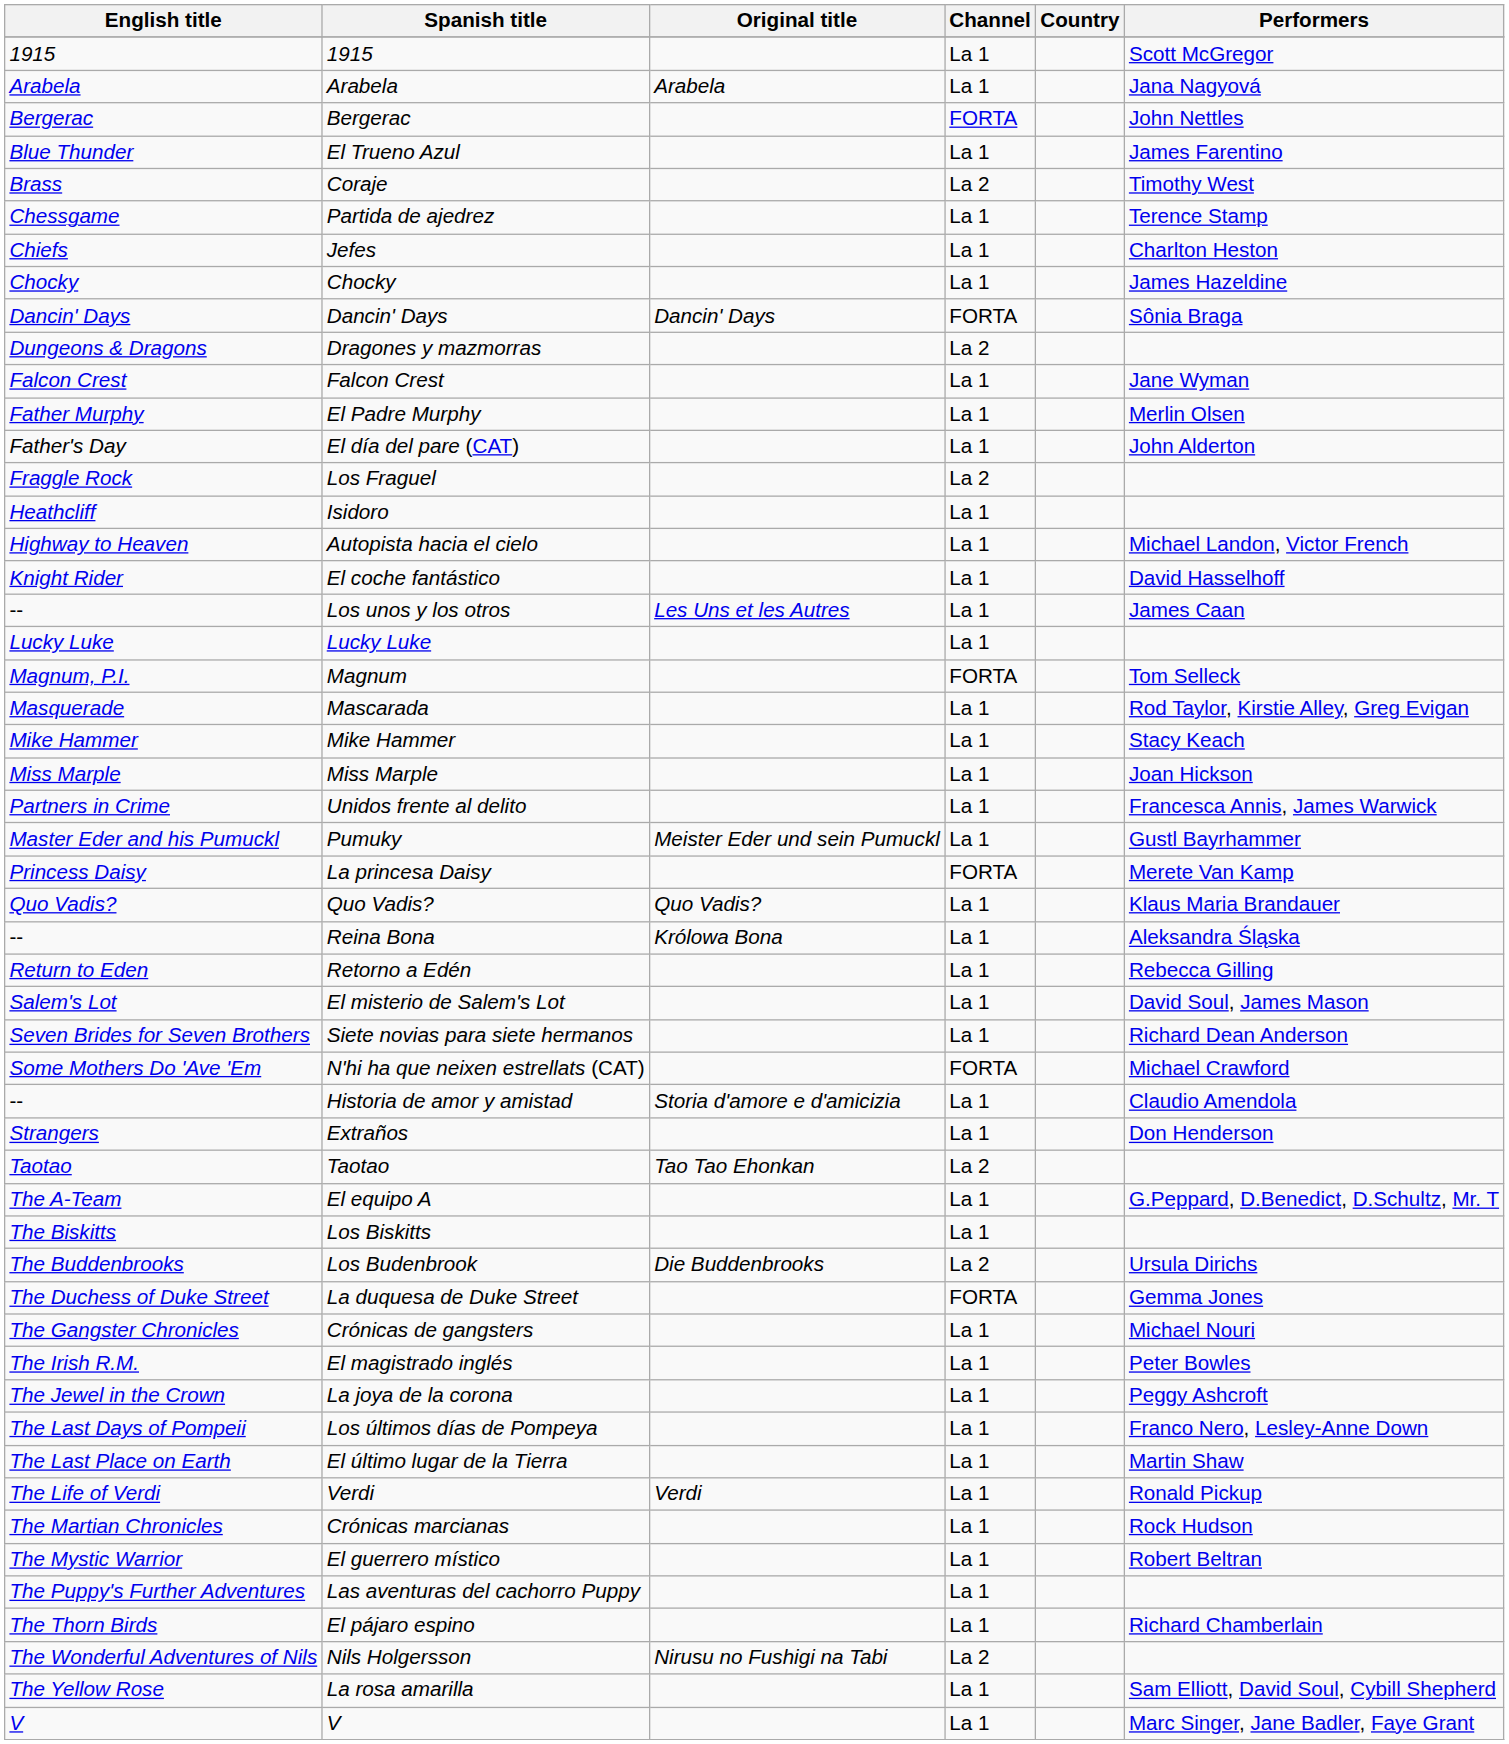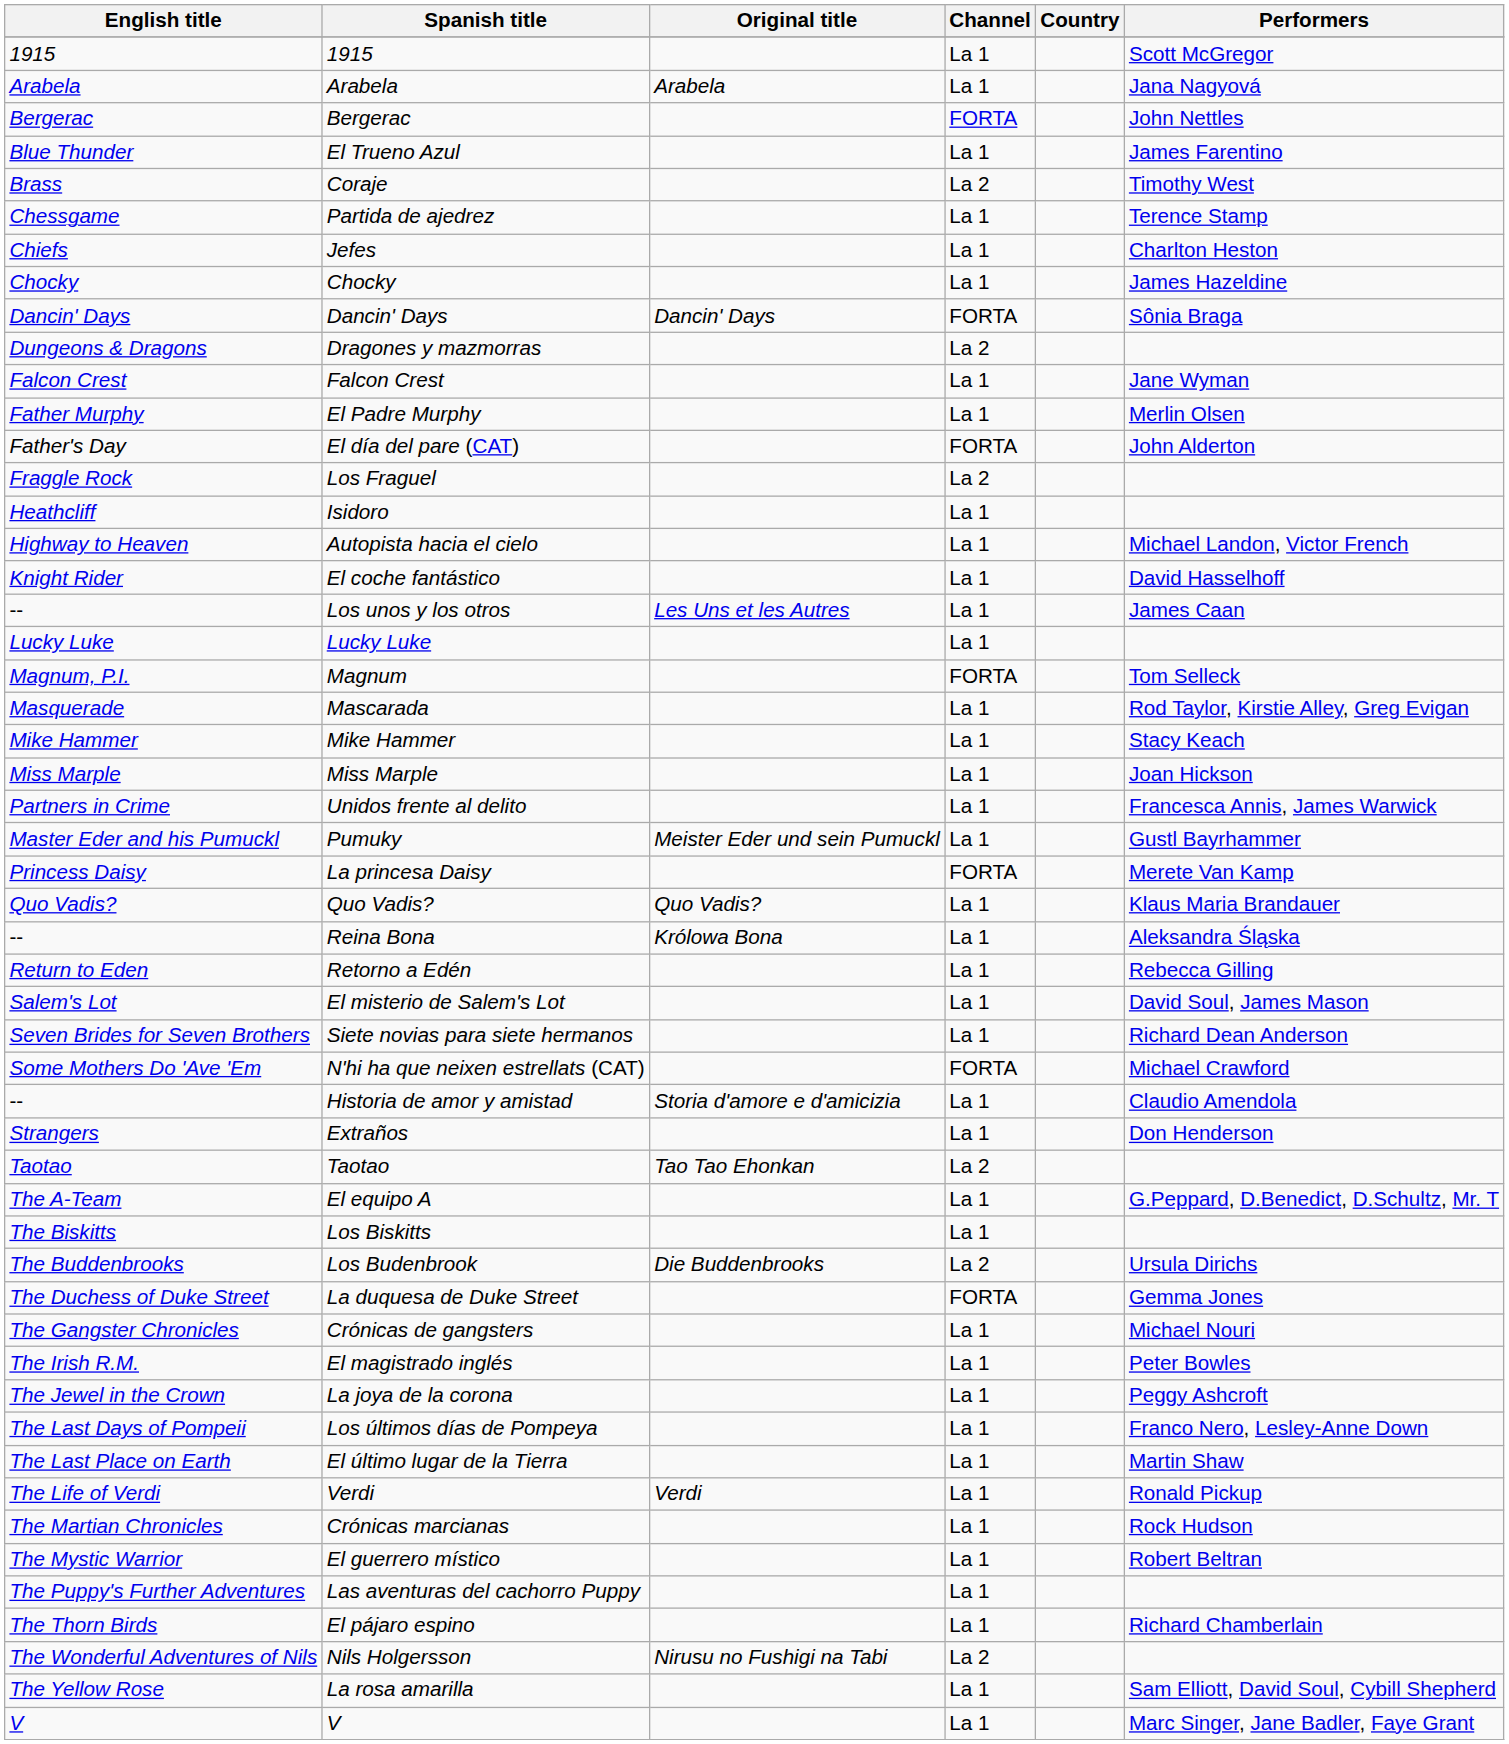(969, 446) La 1 -> (983, 446) FORTA
